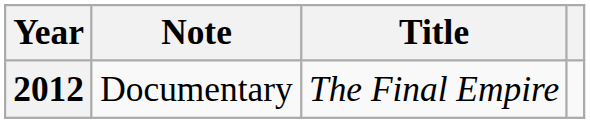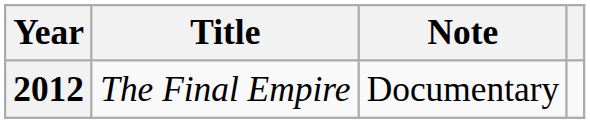columns swapped: (434, 32) <-> (196, 32)
